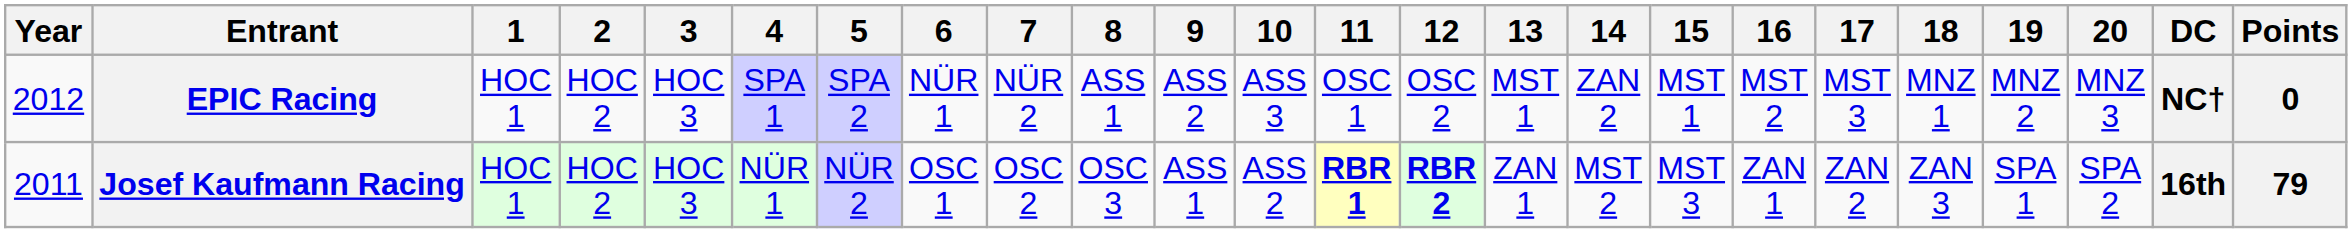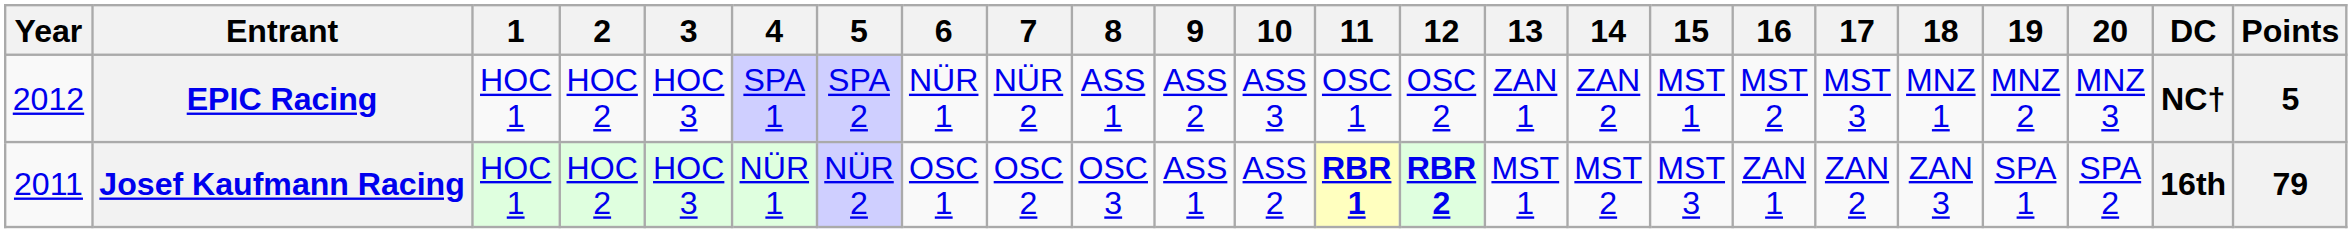(1525, 98) MST 1 -> (1525, 98) ZAN 1
(2290, 98) 0 -> (2290, 98) 5
(1525, 184) ZAN 1 -> (1525, 184) MST 1
